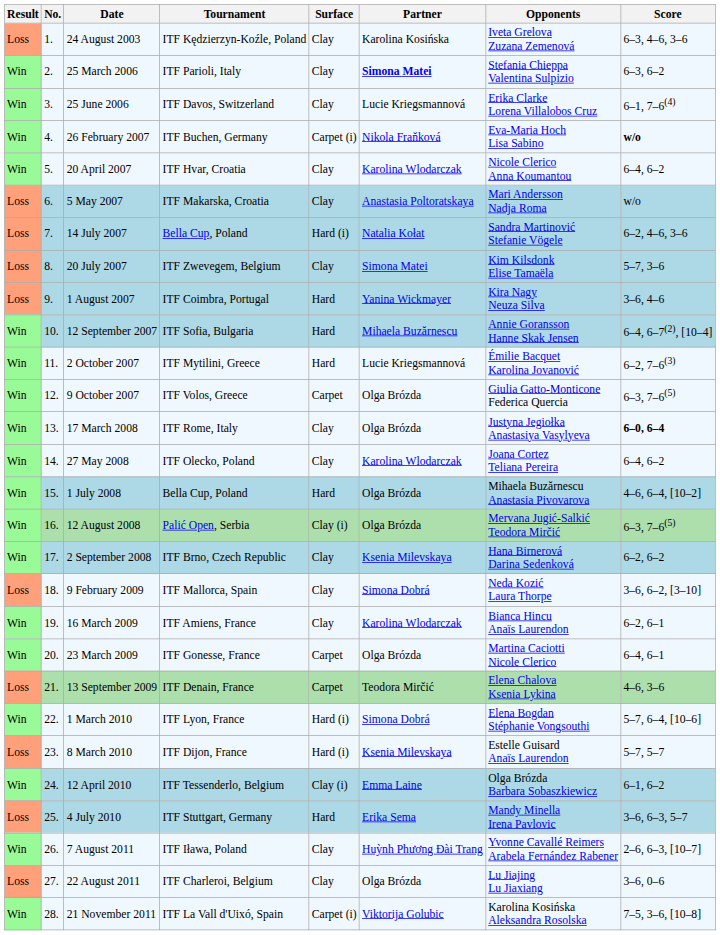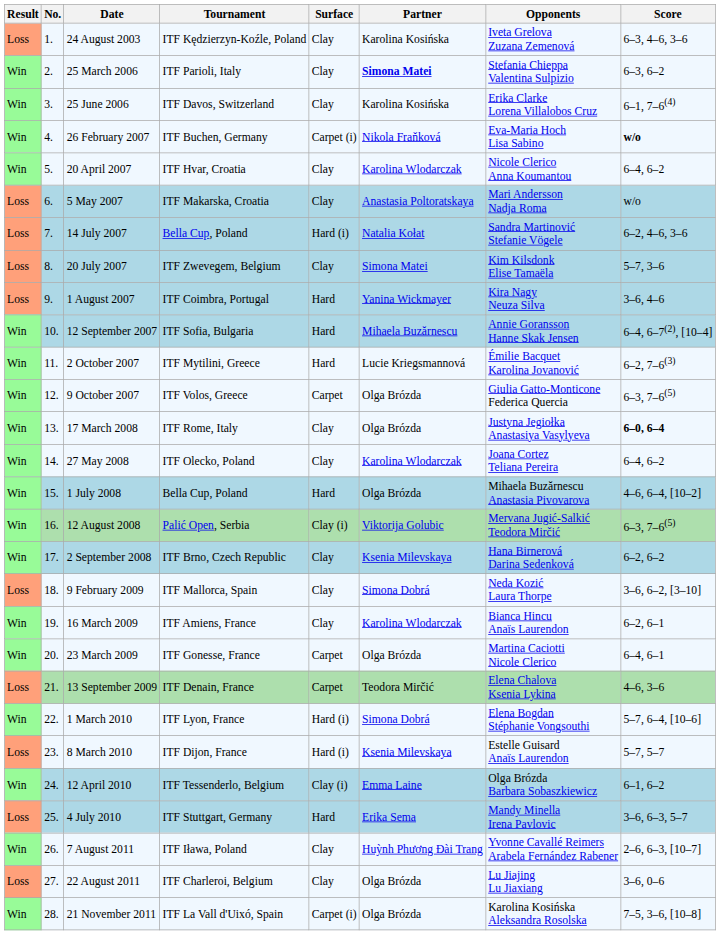(414, 103) Lucie Kriegsmannová -> (406, 103) Karolina Kosińska
(392, 524) Olga Brózda -> (403, 524) Viktorija Golubic
(403, 913) Viktorija Golubic -> (392, 913) Olga Brózda
